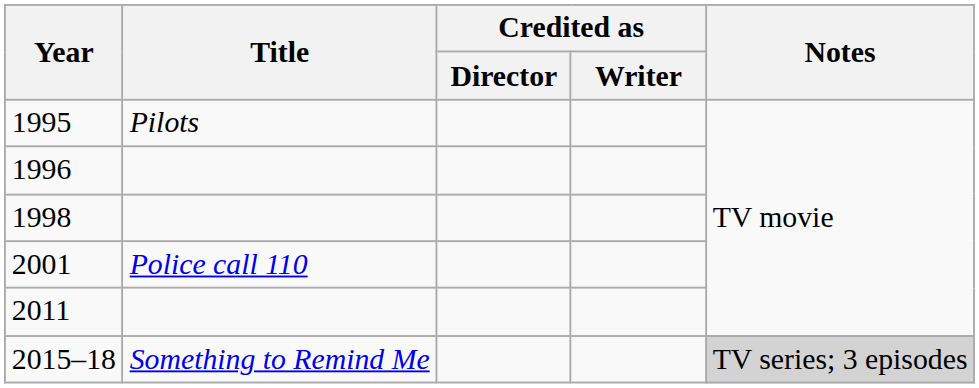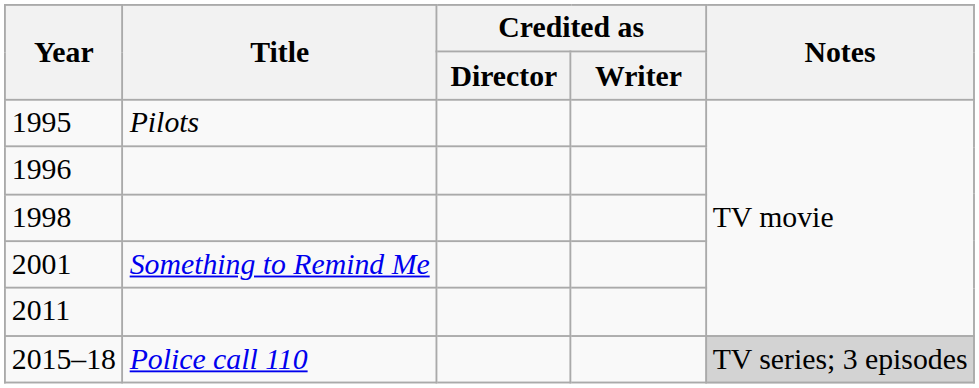(219, 264) Police call 110 -> (280, 264) Something to Remind Me
(280, 358) Something to Remind Me -> (219, 358) Police call 110
